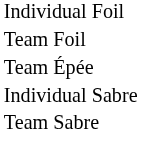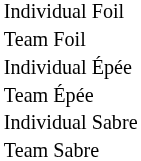+ row: (68, 67)
